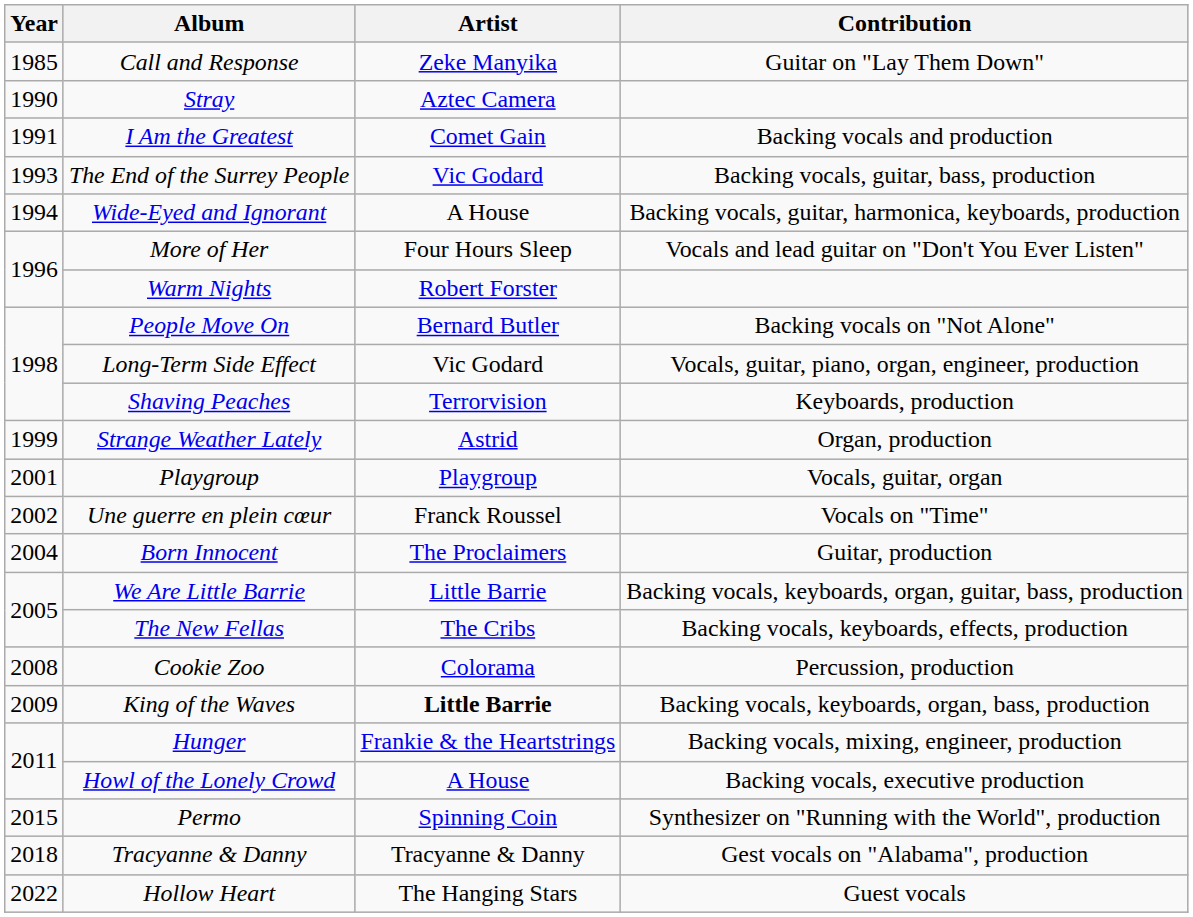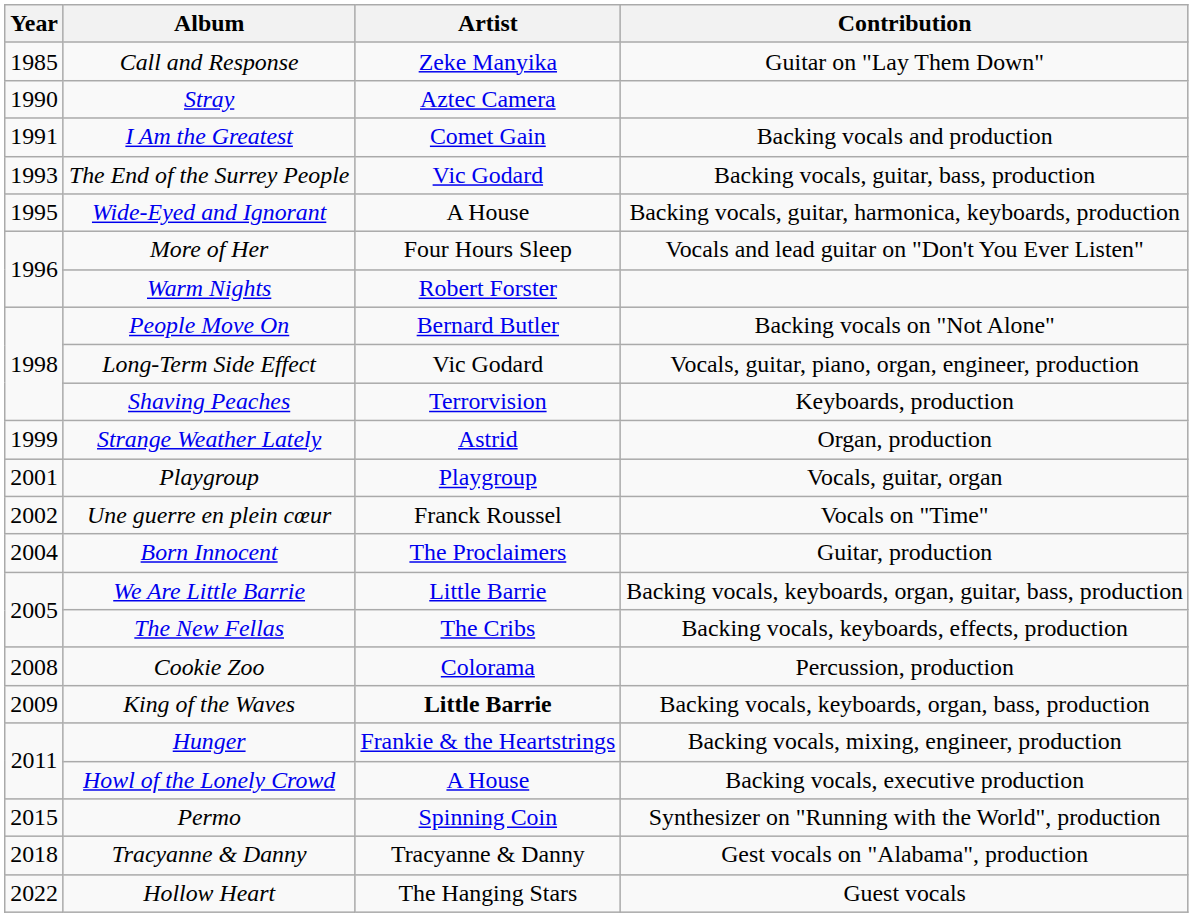(34, 212) 1994 -> (34, 212) 1995
